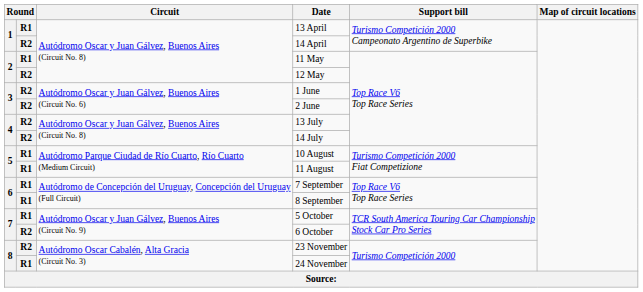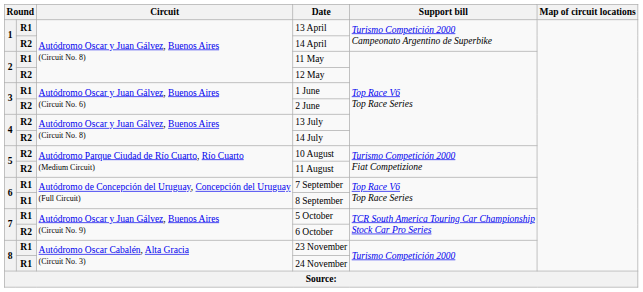(26, 90) R2 -> (26, 90) R1
(26, 153) R1 -> (26, 153) R2
(26, 169) R1 -> (26, 169) R2
(26, 247) R2 -> (26, 247) R1
